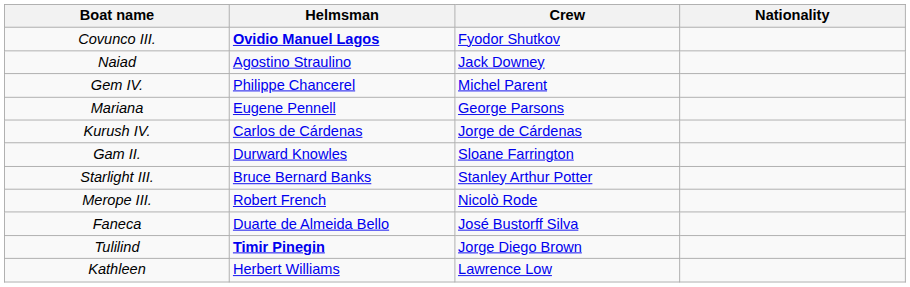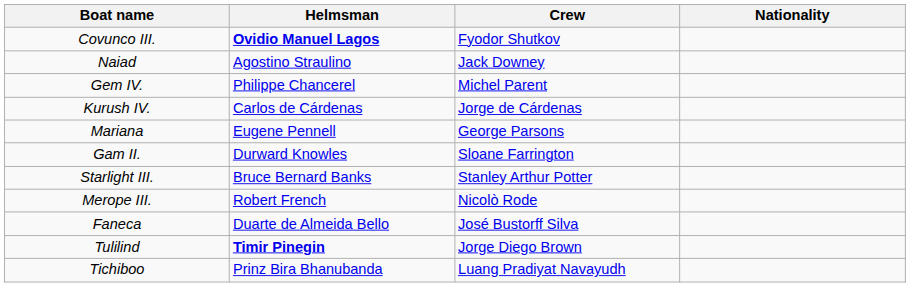rows swapped: (117, 108) <-> (117, 131)
+ row: (117, 270)
- row: (117, 270)
